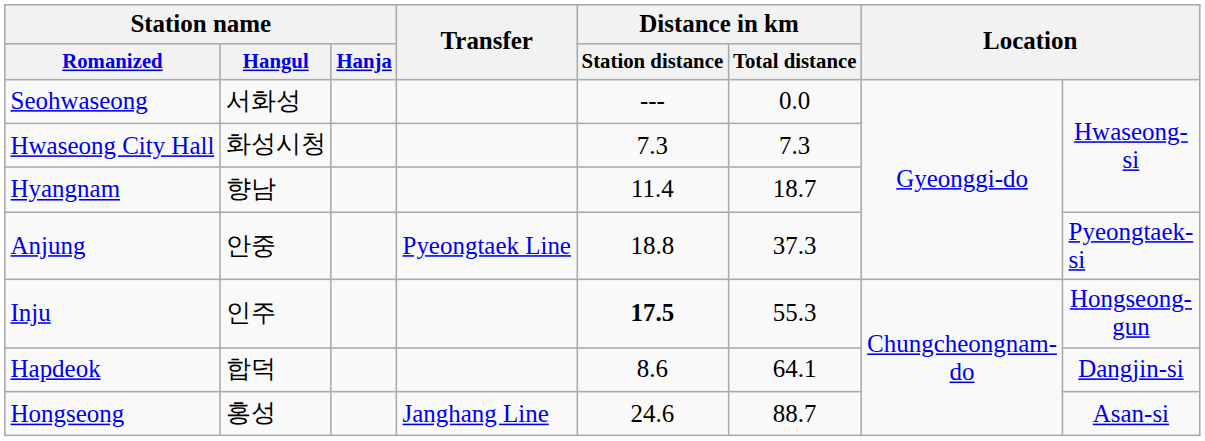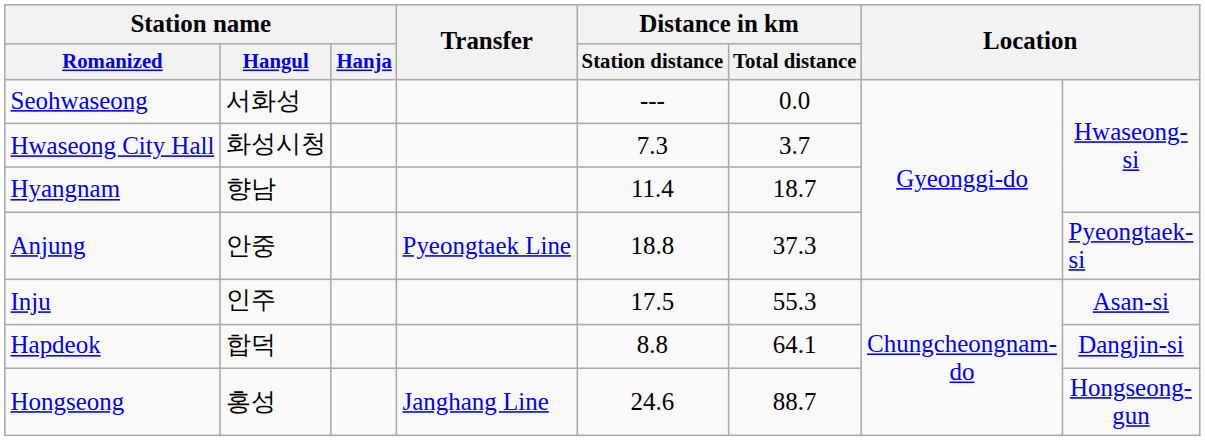(795, 145) 7.3 -> (795, 145) 3.7
(652, 313) bold -> (652, 301) normal
(1131, 313) Hongseong-gun -> (1131, 301) Asan-si
(652, 369) 8.6 -> (652, 345) 8.8
(1131, 413) Asan-si -> (1131, 401) Hongseong-gun
